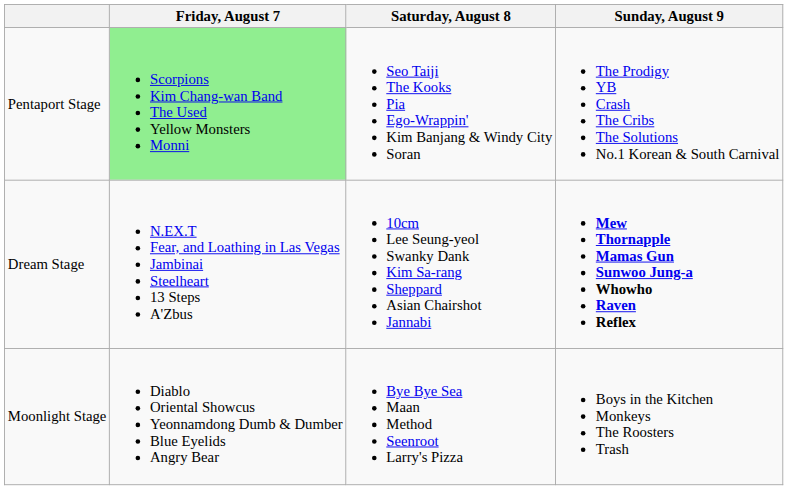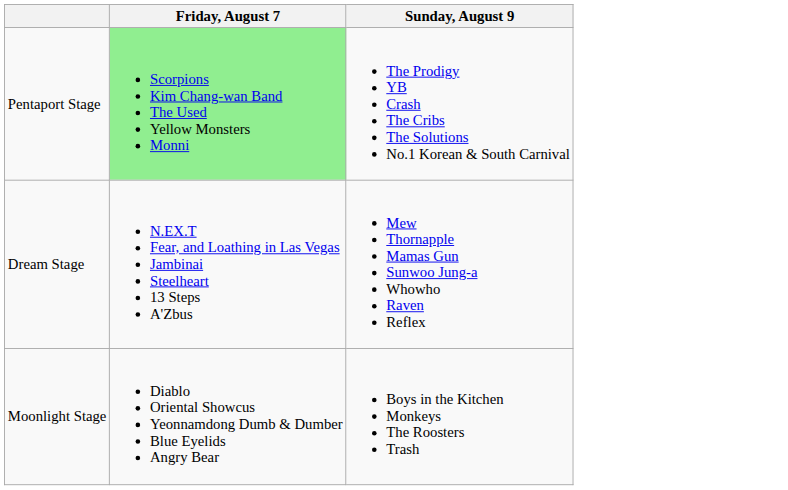- column: (451, 16)
(669, 273) bold -> (460, 273) normal
